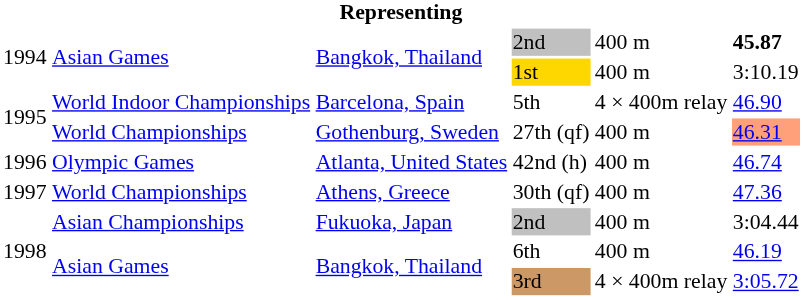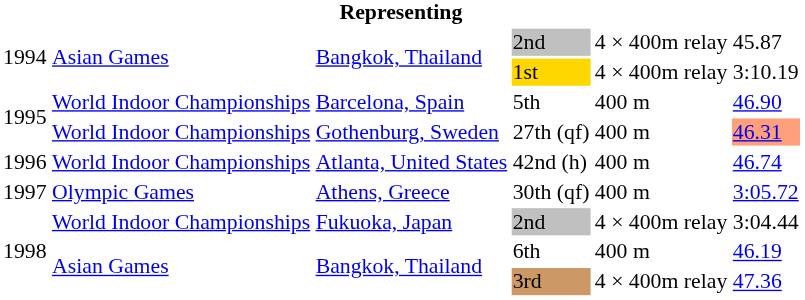(622, 42) 400 m -> (661, 42) 4 × 400m relay
(757, 42) bold -> (757, 42) normal
(622, 71) 400 m -> (661, 71) 4 × 400m relay
(661, 101) 4 × 400m relay -> (622, 101) 400 m
(149, 131) World Championships -> (181, 131) World Indoor Championships
(123, 161) Olympic Games -> (181, 161) World Indoor Championships
(149, 191) World Championships -> (123, 191) Olympic Games
(757, 191) 47.36 -> (766, 191) 3:05.72
(148, 221) Asian Championships -> (181, 221) World Indoor Championships
(622, 221) 400 m -> (661, 221) 4 × 400m relay
(766, 281) 3:05.72 -> (757, 281) 47.36
